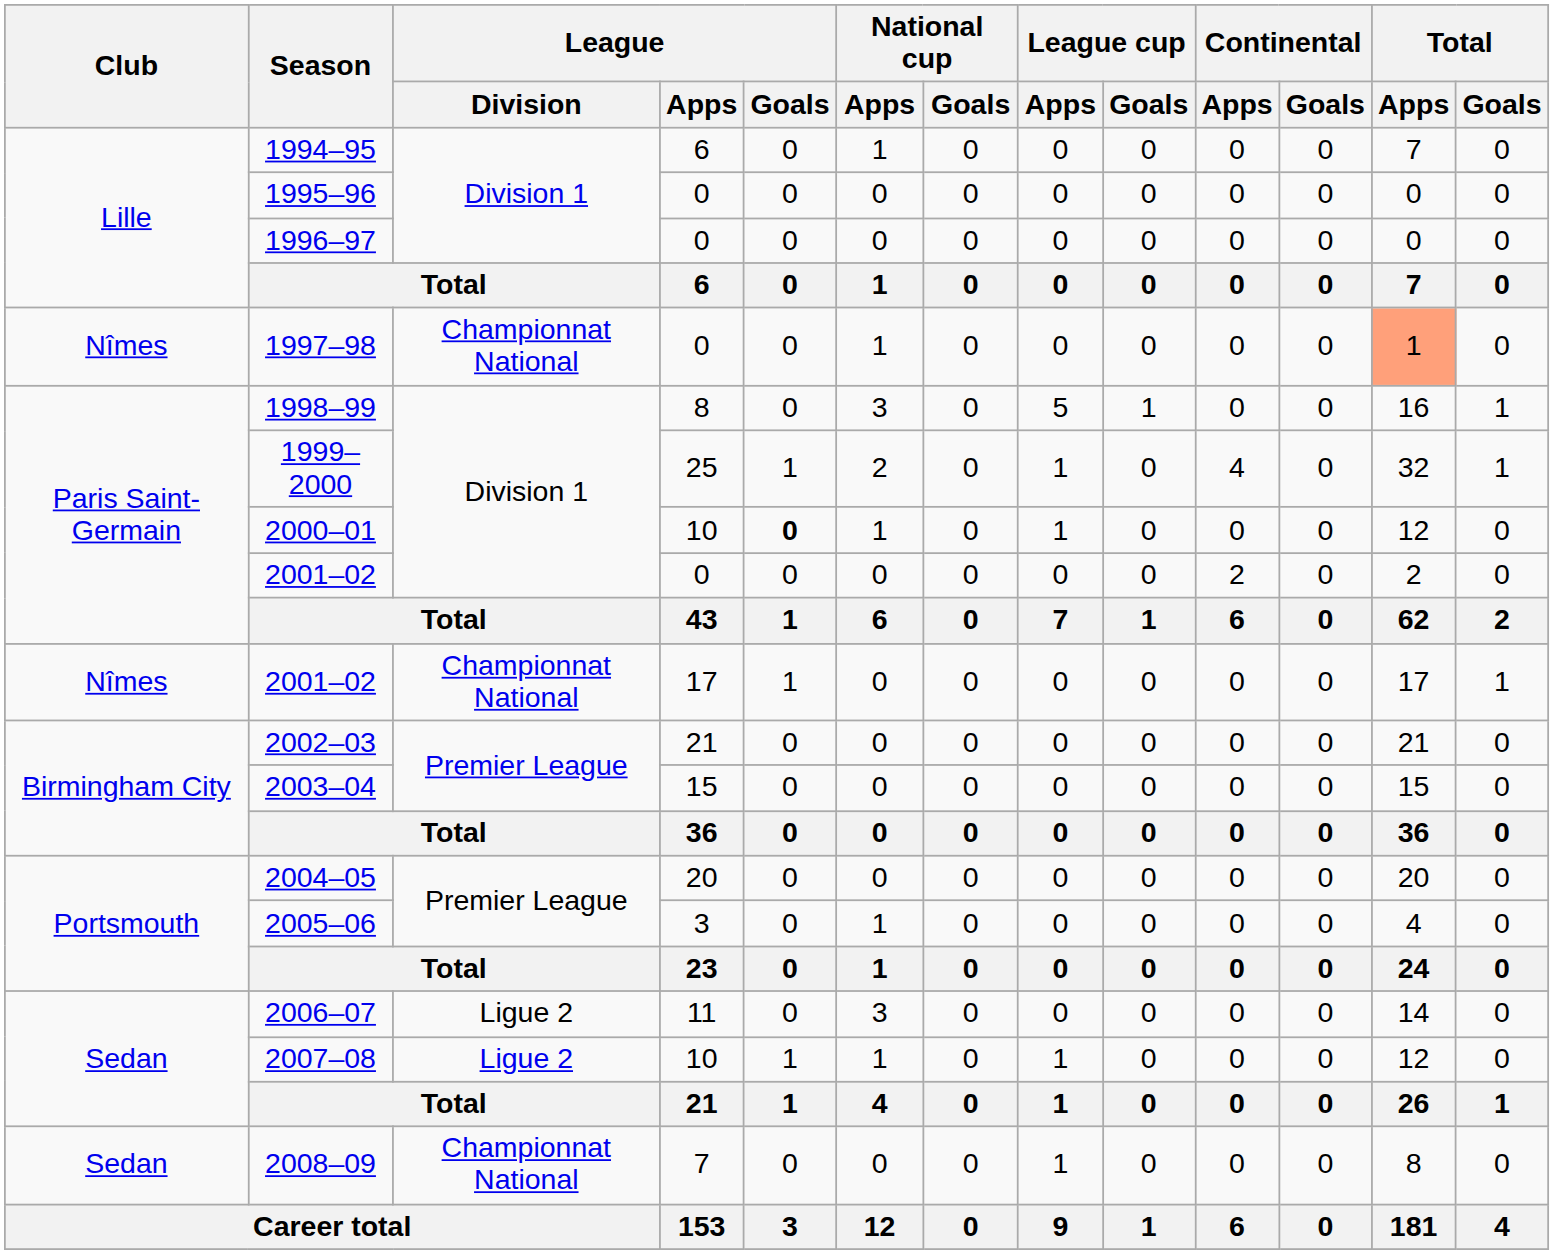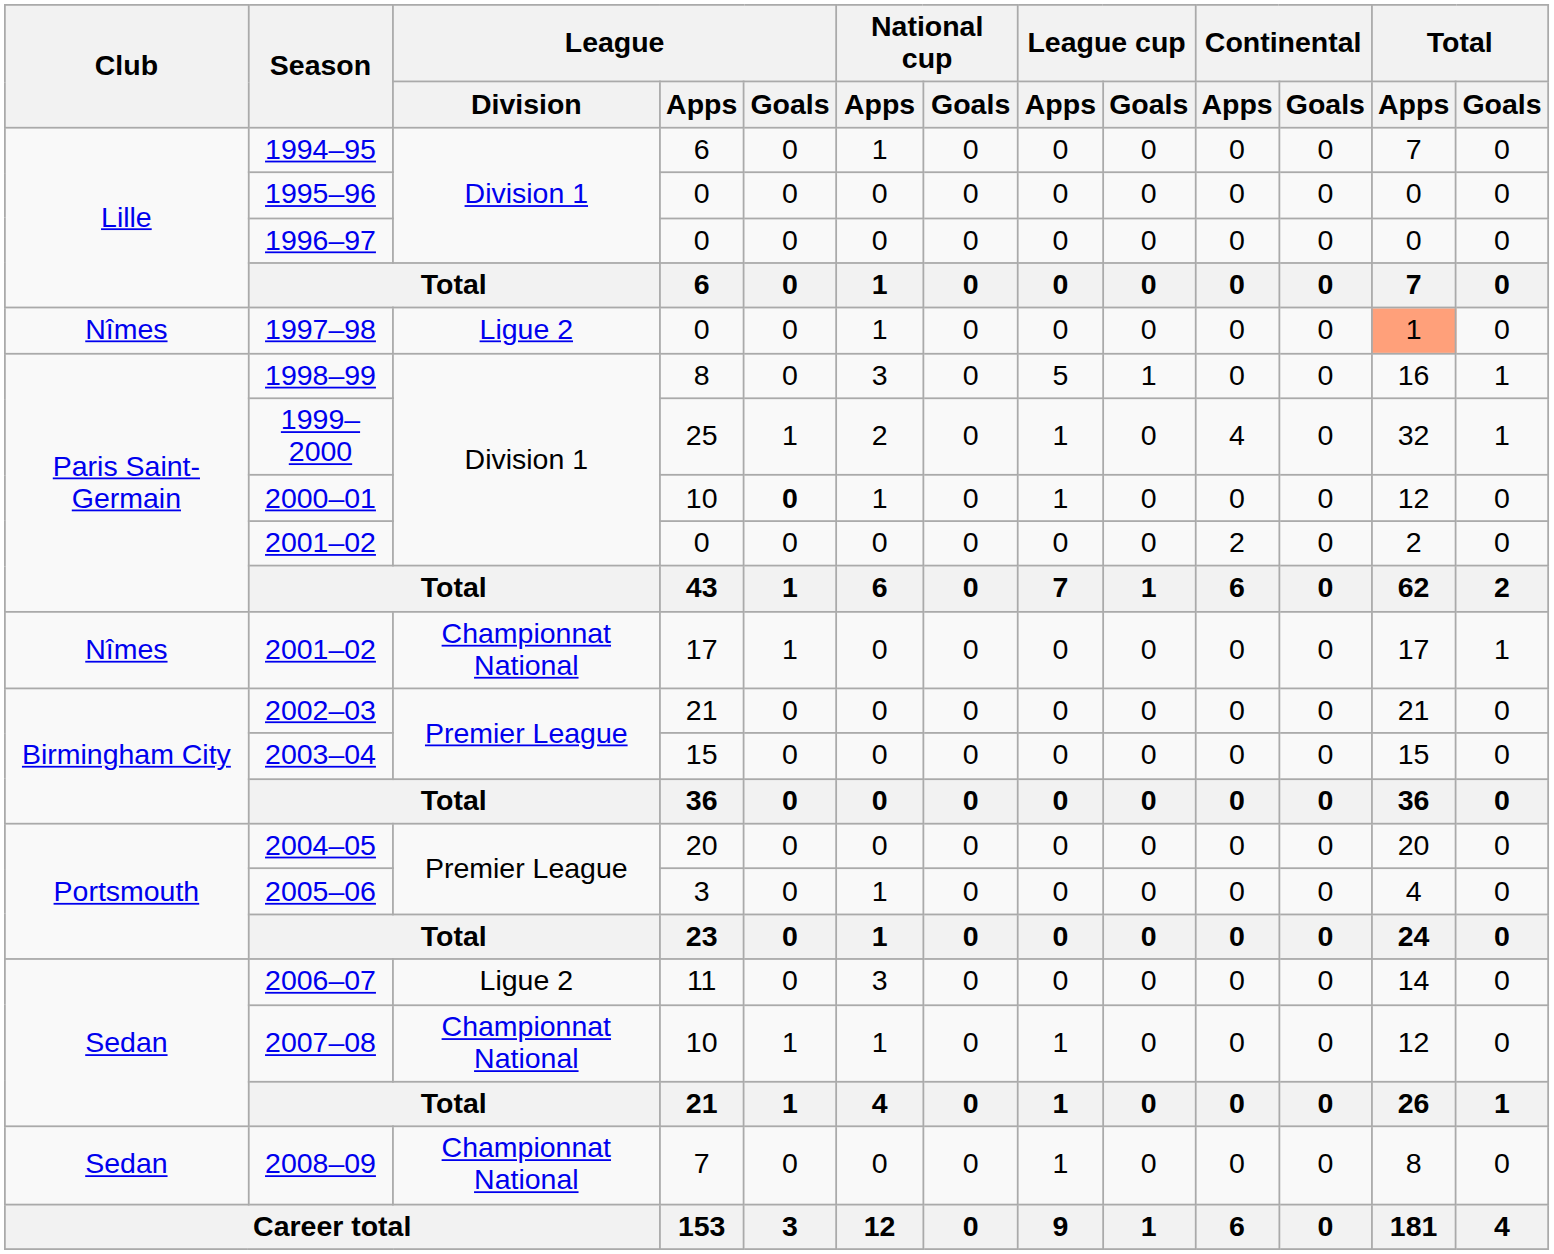(526, 346) Championnat National -> (526, 330) Ligue 2
(526, 1058) Ligue 2 -> (526, 1042) Championnat National
